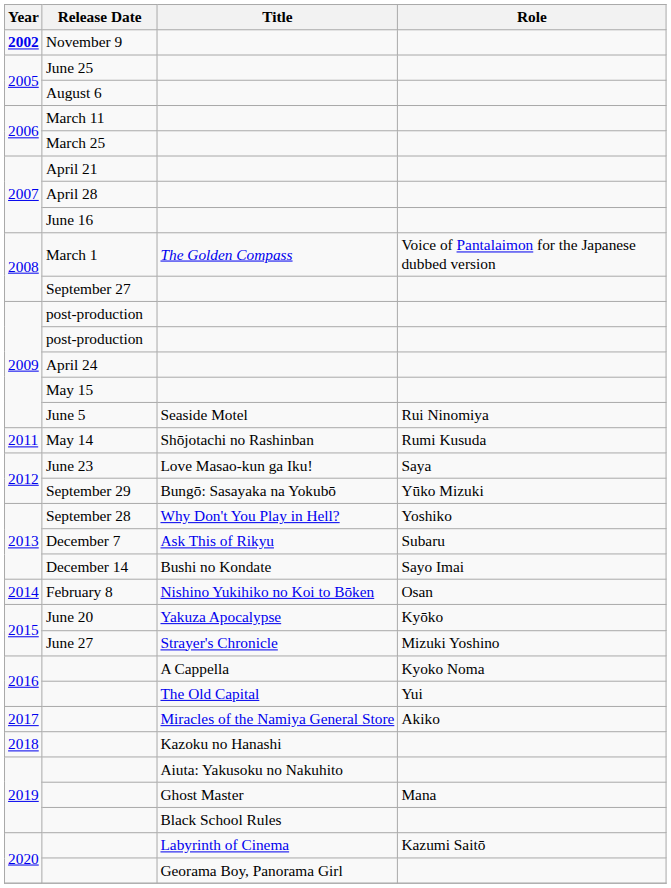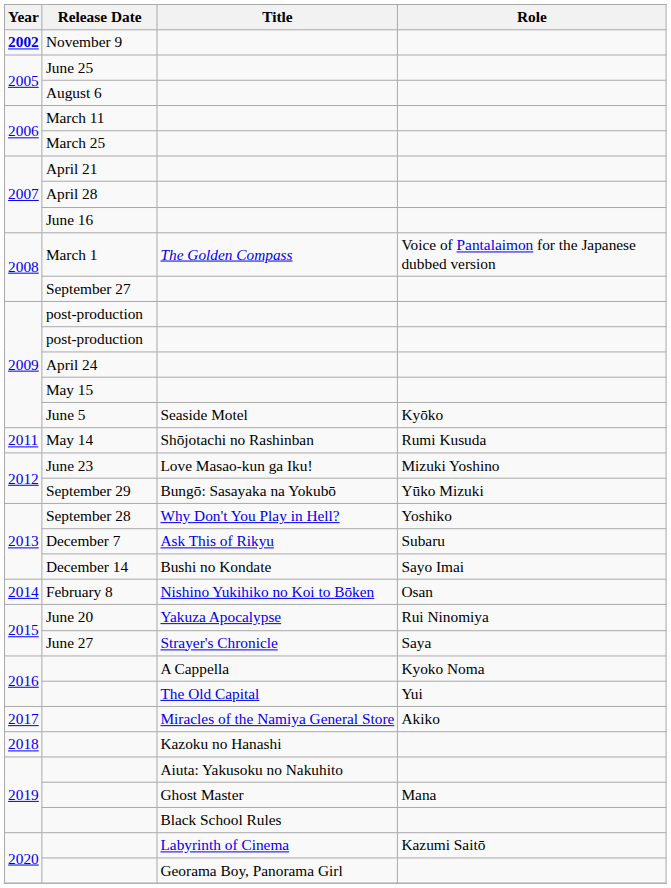(445, 415) Rui Ninomiya -> (422, 415) Kyōko
(416, 465) Saya -> (450, 465) Mizuki Yoshino
(422, 617) Kyōko -> (445, 617) Rui Ninomiya
(450, 643) Mizuki Yoshino -> (416, 643) Saya
